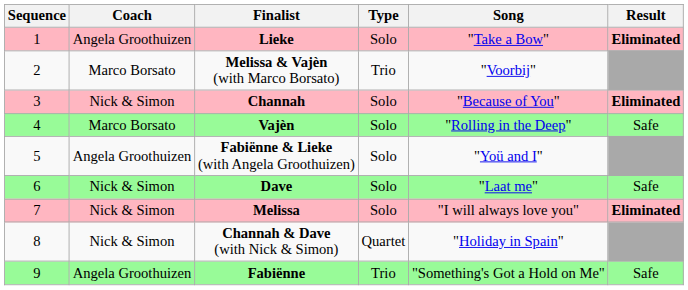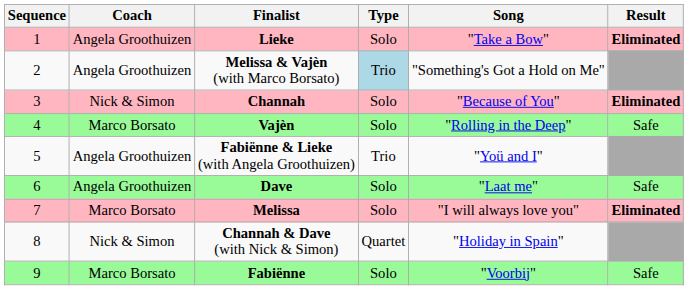(132, 70) Marco Borsato -> (132, 70) Angela Groothuizen
(383, 70) no background -> (383, 70) lightblue background
(508, 70) "Voorbij" -> (508, 70) "Something's Got a Hold on Me"
(383, 156) Solo -> (383, 156) Trio
(132, 187) Nick & Simon -> (132, 187) Angela Groothuizen
(132, 210) Nick & Simon -> (132, 210) Marco Borsato
(132, 273) Angela Groothuizen -> (132, 273) Marco Borsato
(383, 273) Trio -> (383, 273) Solo
(508, 273) "Something's Got a Hold on Me" -> (508, 273) "Voorbij"
